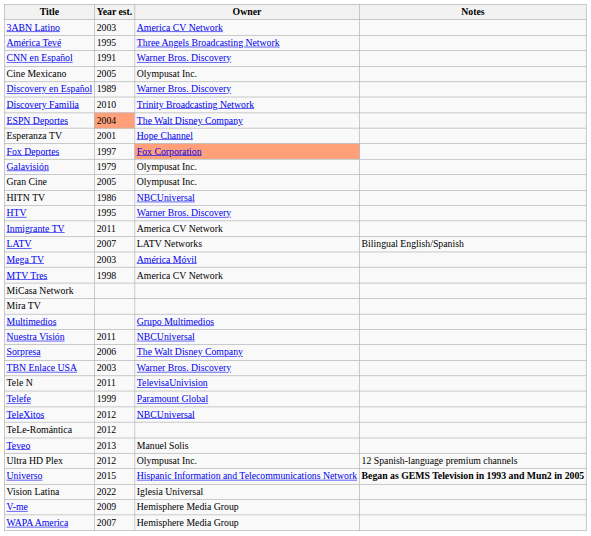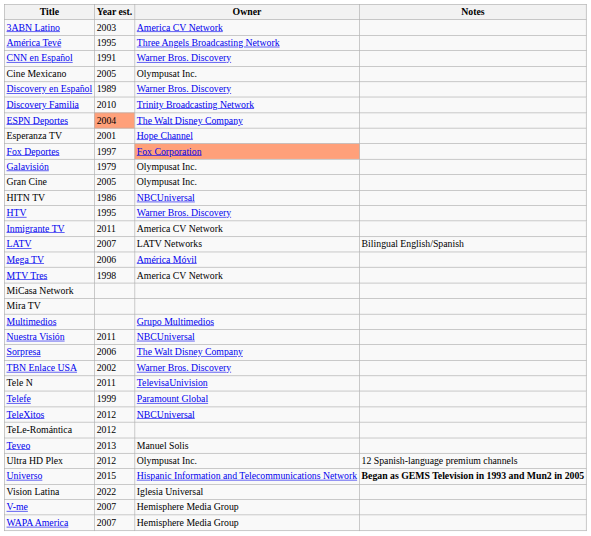(106, 259) 2003 -> (106, 259) 2006
(106, 368) 2003 -> (106, 368) 2002
(106, 507) 2009 -> (106, 507) 2007
